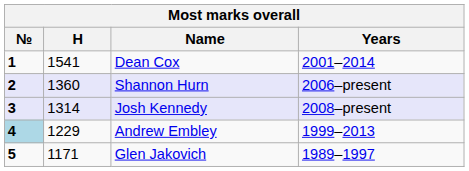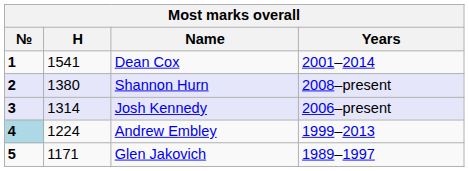(64, 85) 1360 -> (64, 85) 1380
(346, 85) 2006–present -> (346, 85) 2008–present
(346, 108) 2008–present -> (346, 108) 2006–present
(64, 131) 1229 -> (64, 131) 1224
